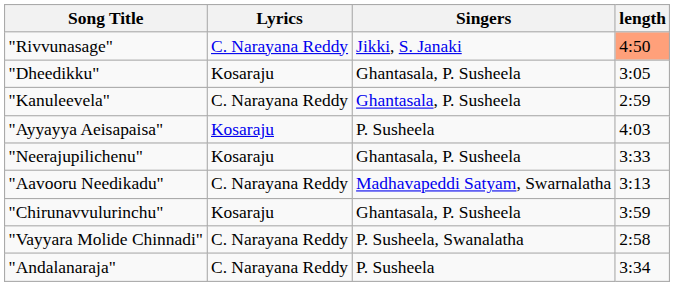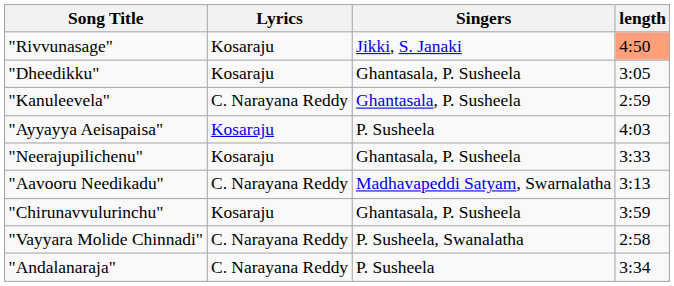(280, 45) C. Narayana Reddy -> (242, 45) Kosaraju
